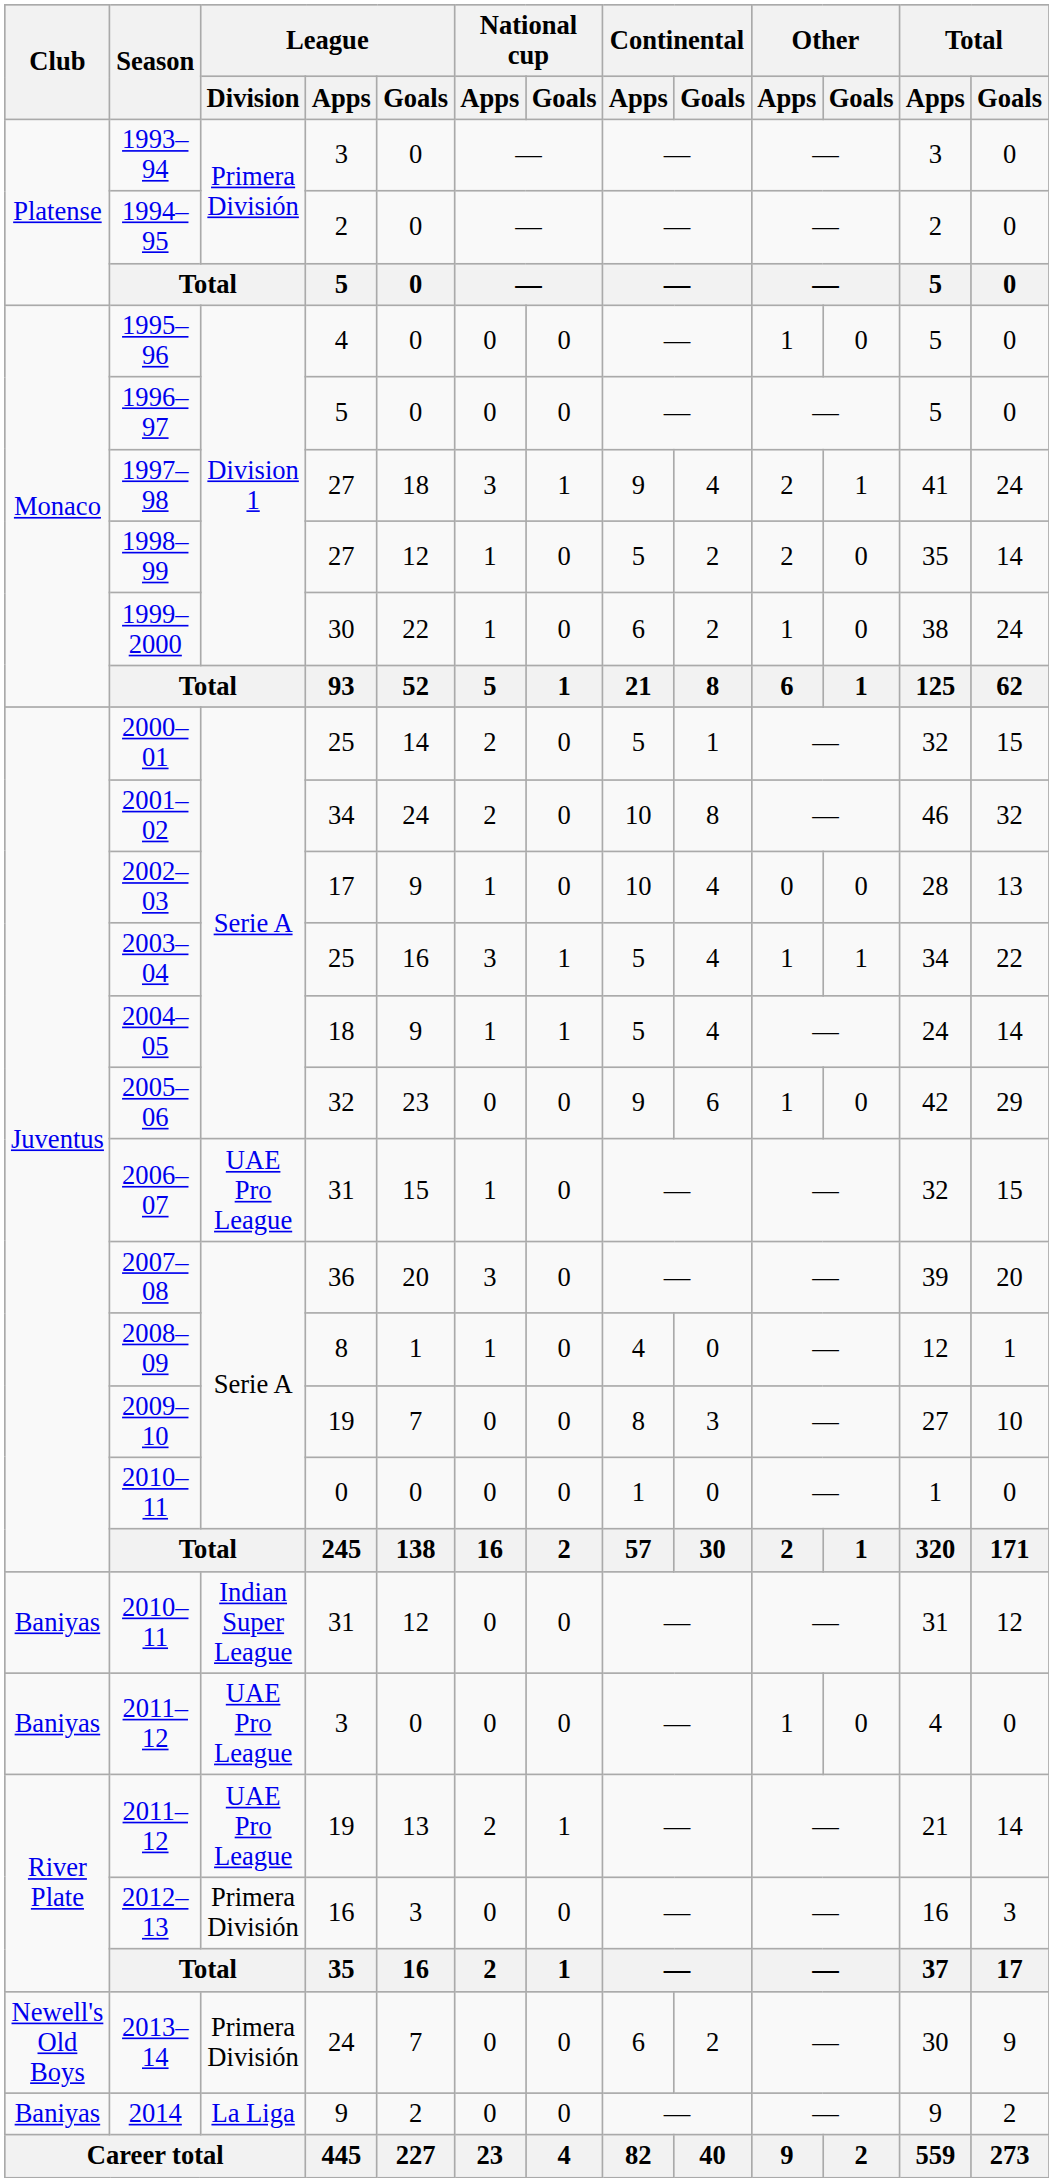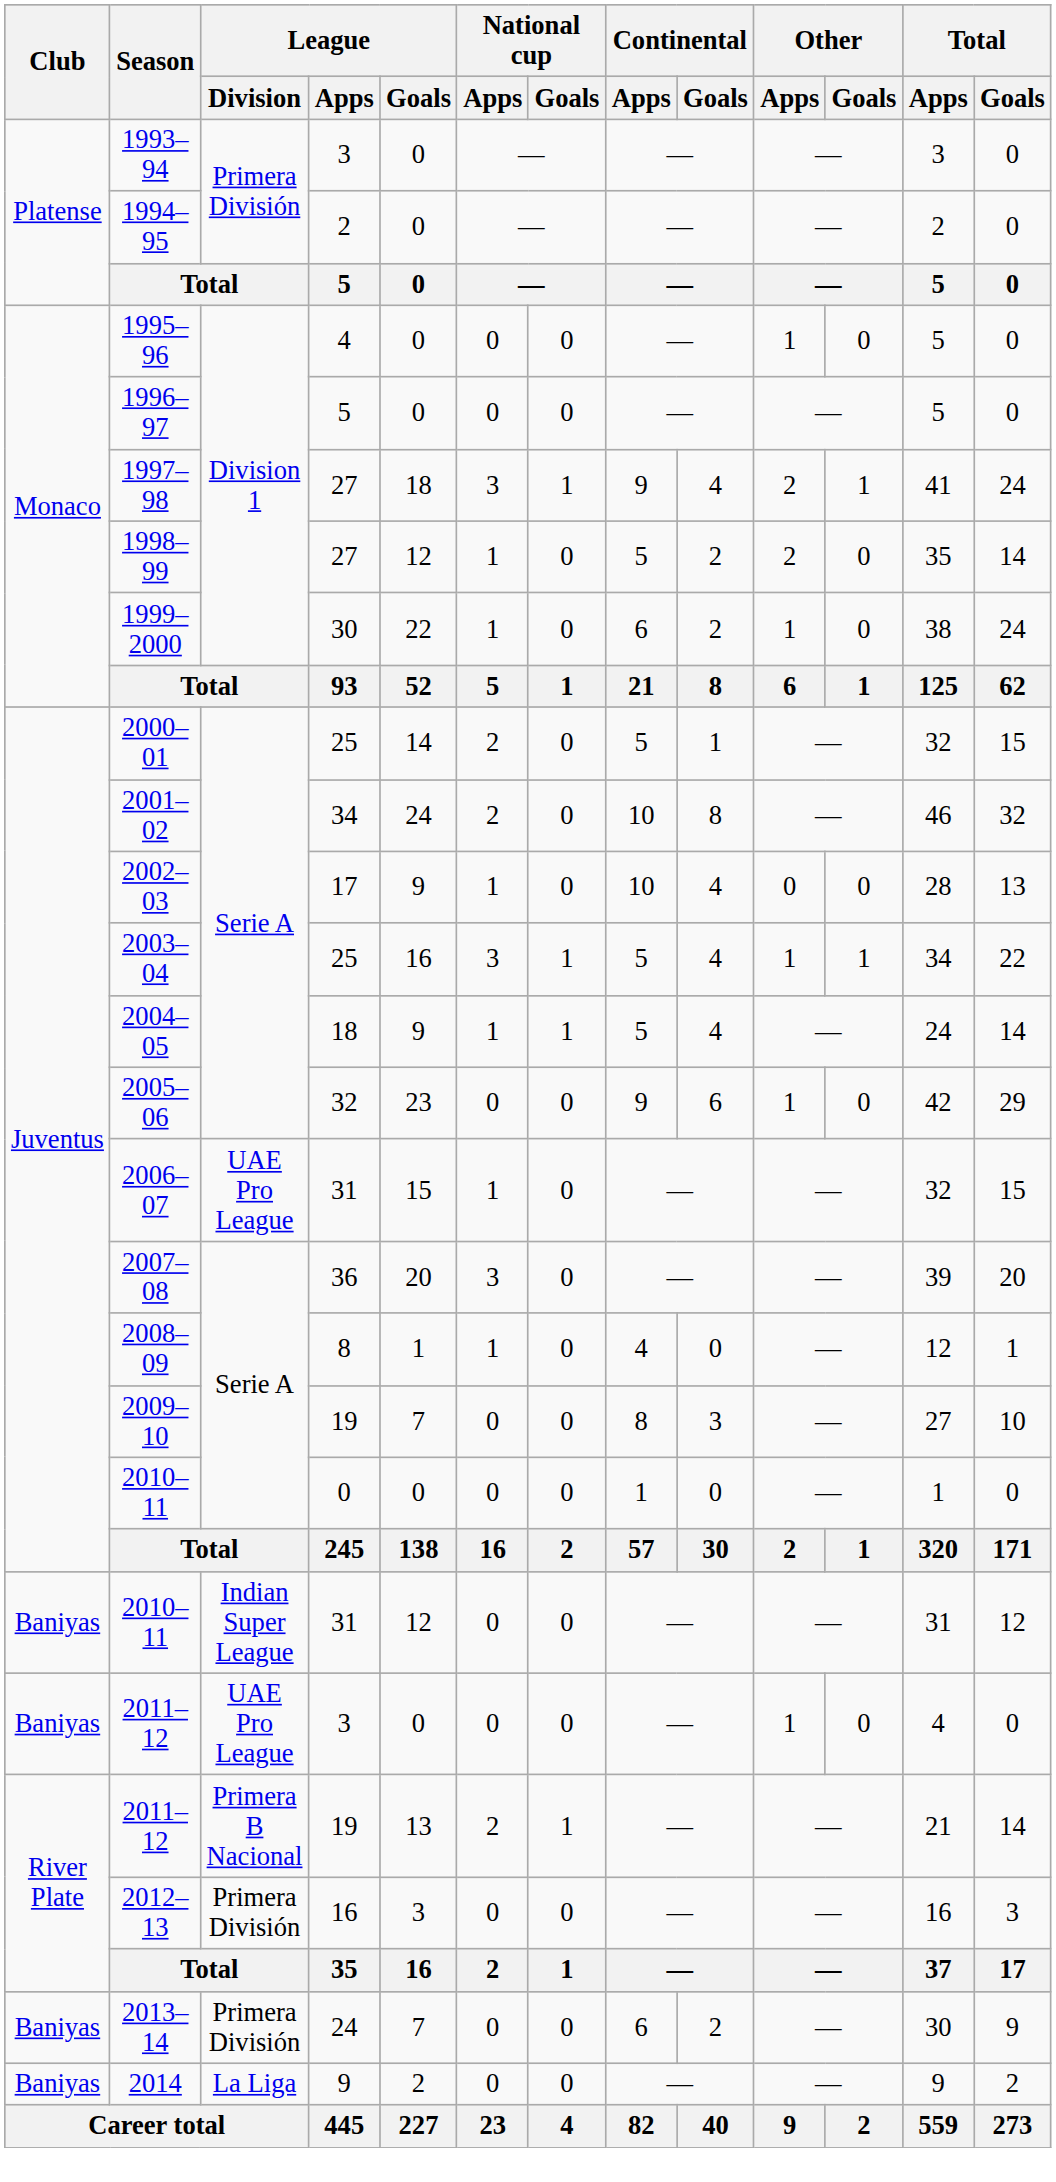(253, 1825) UAE Pro League -> (255, 1825) Primera B Nacional
(57, 2041) Newell's Old Boys -> (57, 2026) Baniyas
